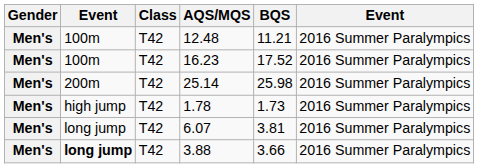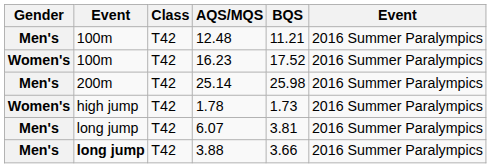(33, 60) Men's -> (39, 60) Women's
(33, 106) Men's -> (39, 106) Women's
